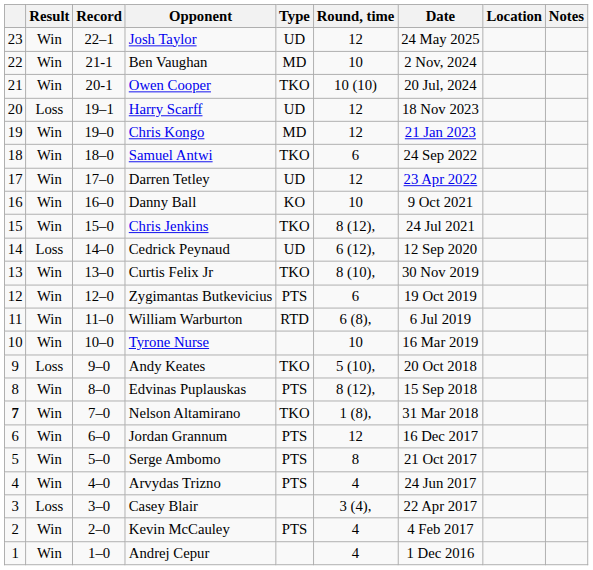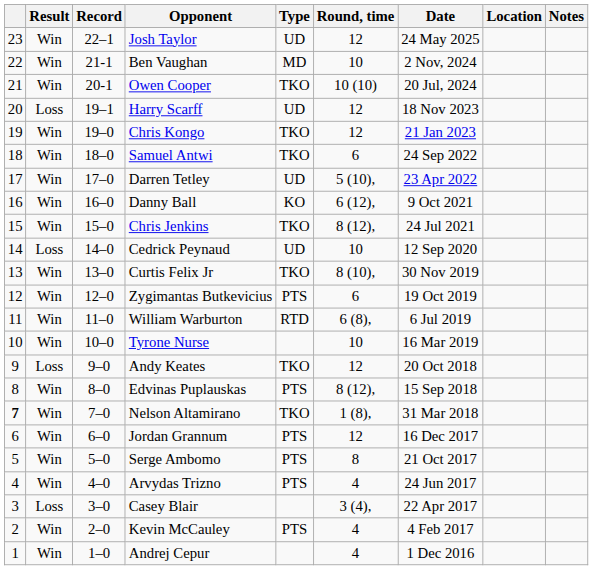(294, 132) MD -> (294, 132) TKO
(356, 179) 12 -> (356, 179) 5 (10),
(356, 202) 10 -> (356, 202) 6 (12),
(356, 249) 6 (12), -> (356, 249) 10
(356, 366) 5 (10), -> (356, 366) 12
